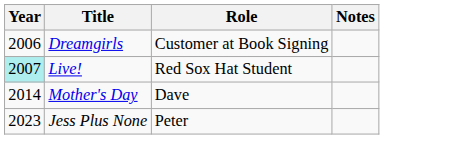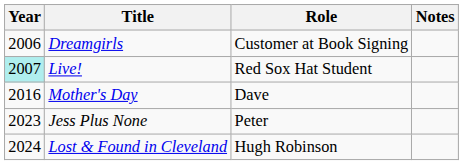(25, 95) 2014 -> (25, 95) 2016
+ row: (138, 146)
